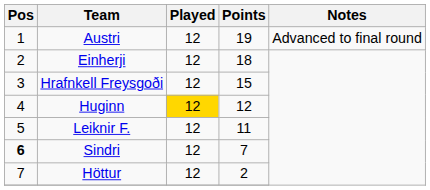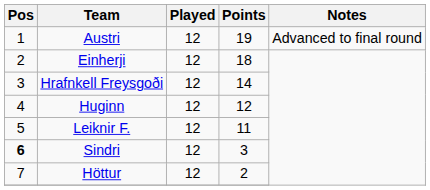(244, 83) 15 -> (244, 83) 14
(193, 106) gold background -> (193, 106) no background
(244, 151) 7 -> (244, 151) 3
